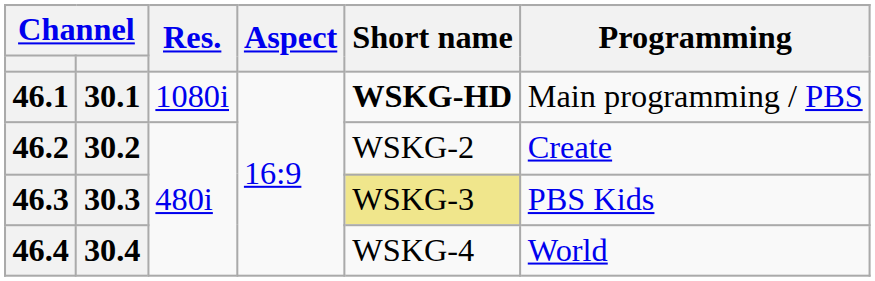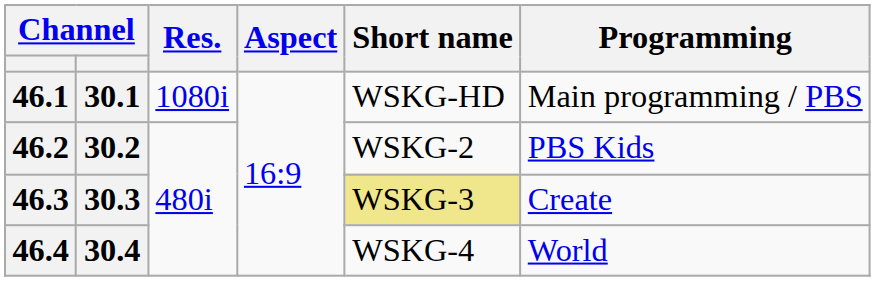(432, 96) bold -> (428, 96) normal
(570, 147) Create -> (591, 147) PBS Kids
(591, 198) PBS Kids -> (570, 198) Create
